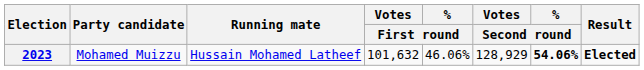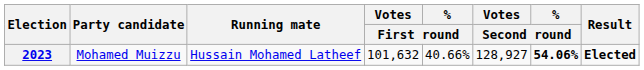(447, 55) 46.06% -> (447, 55) 40.66%
(502, 55) 128,929 -> (502, 55) 128,927
